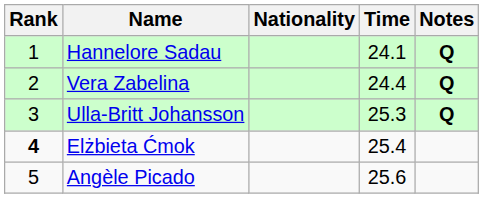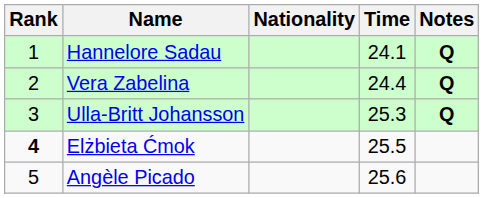(387, 146) 25.4 -> (387, 146) 25.5
